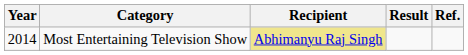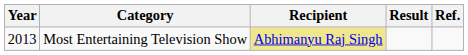(22, 38) 2014 -> (22, 38) 2013
